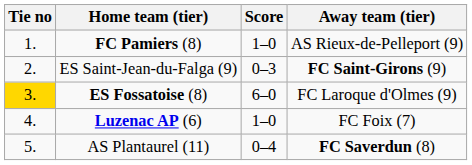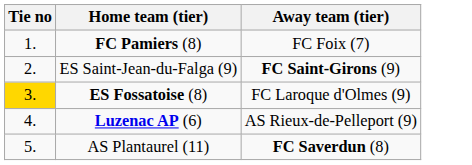- column: (264, 17)
(377, 43) AS Rieux-de-Pelleport (9) -> (331, 43) FC Foix (7)
(377, 120) FC Foix (7) -> (331, 120) AS Rieux-de-Pelleport (9)
